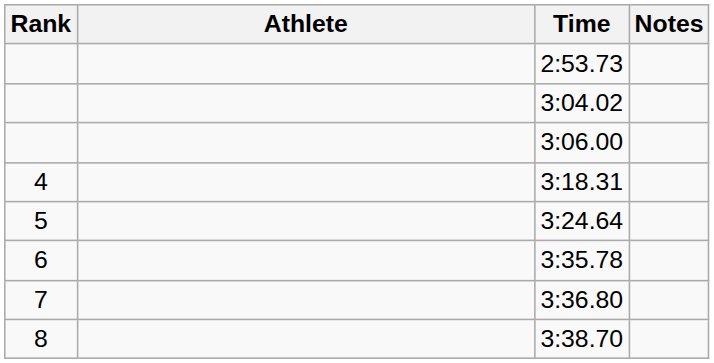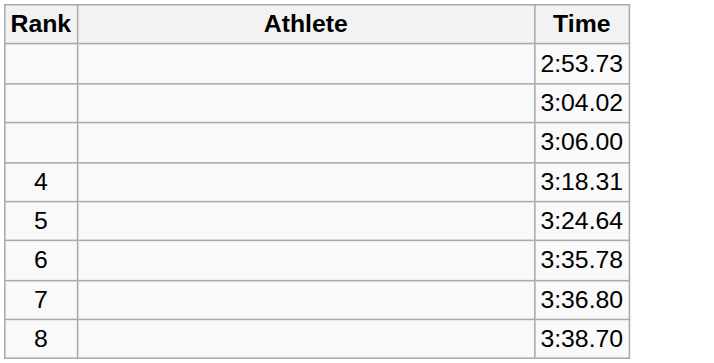- column: (669, 24)
